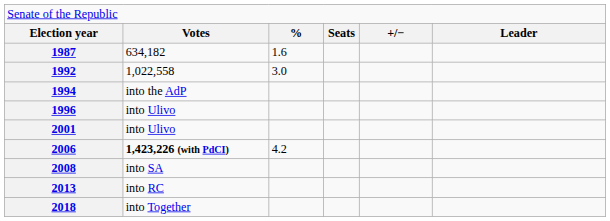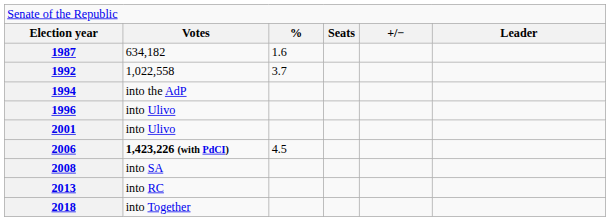(279, 71) 3.0 -> (279, 71) 3.7
(279, 149) 4.2 -> (279, 149) 4.5
